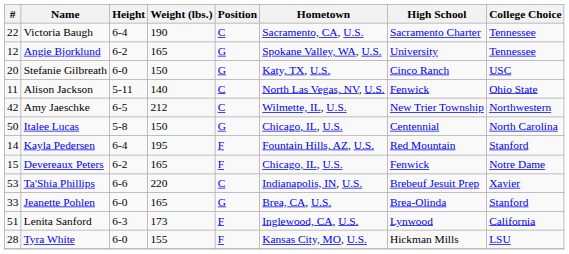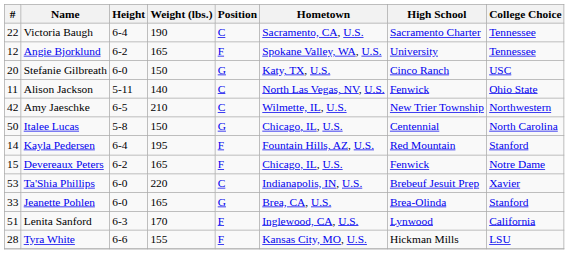(222, 51) G -> (221, 51) F
(159, 108) 212 -> (159, 108) 210
(120, 183) 6-6 -> (120, 183) 6-0
(159, 220) 173 -> (159, 220) 170
(120, 239) 6-0 -> (120, 239) 6-6
